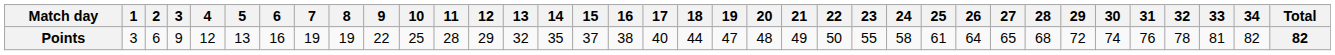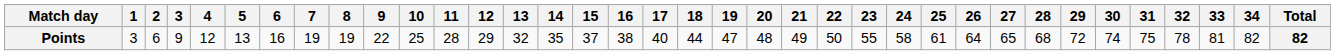(1147, 38) 76 -> (1147, 38) 75
